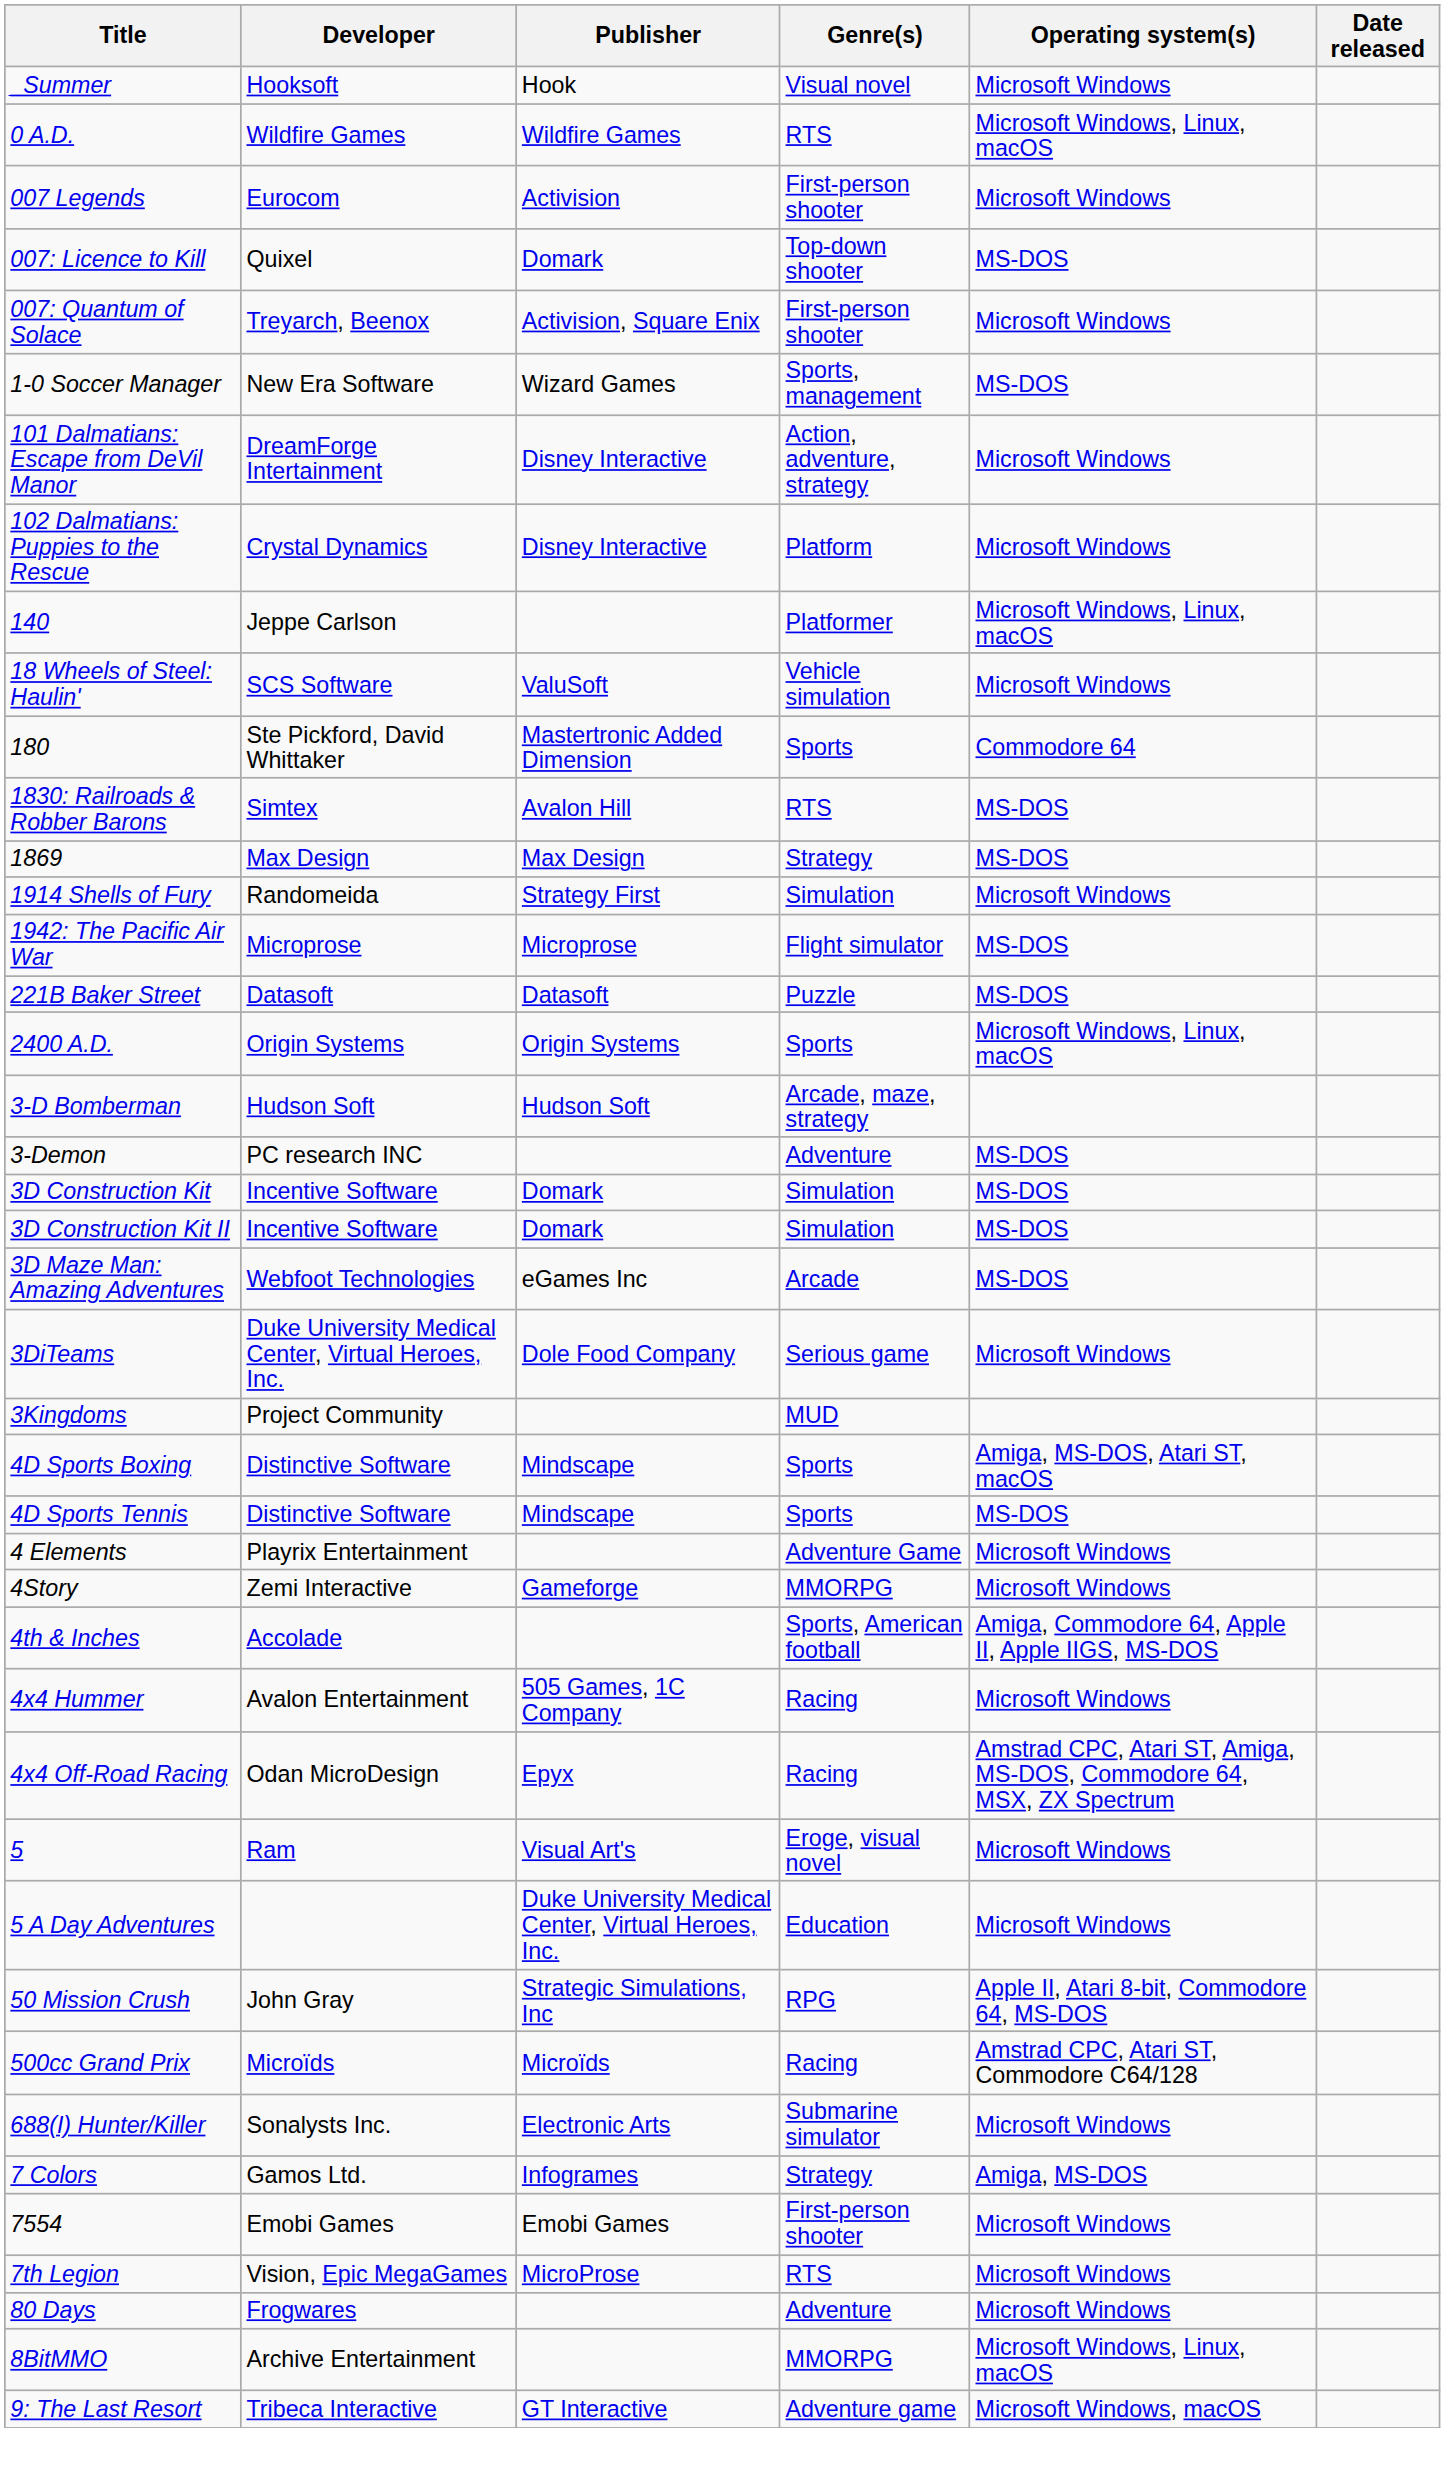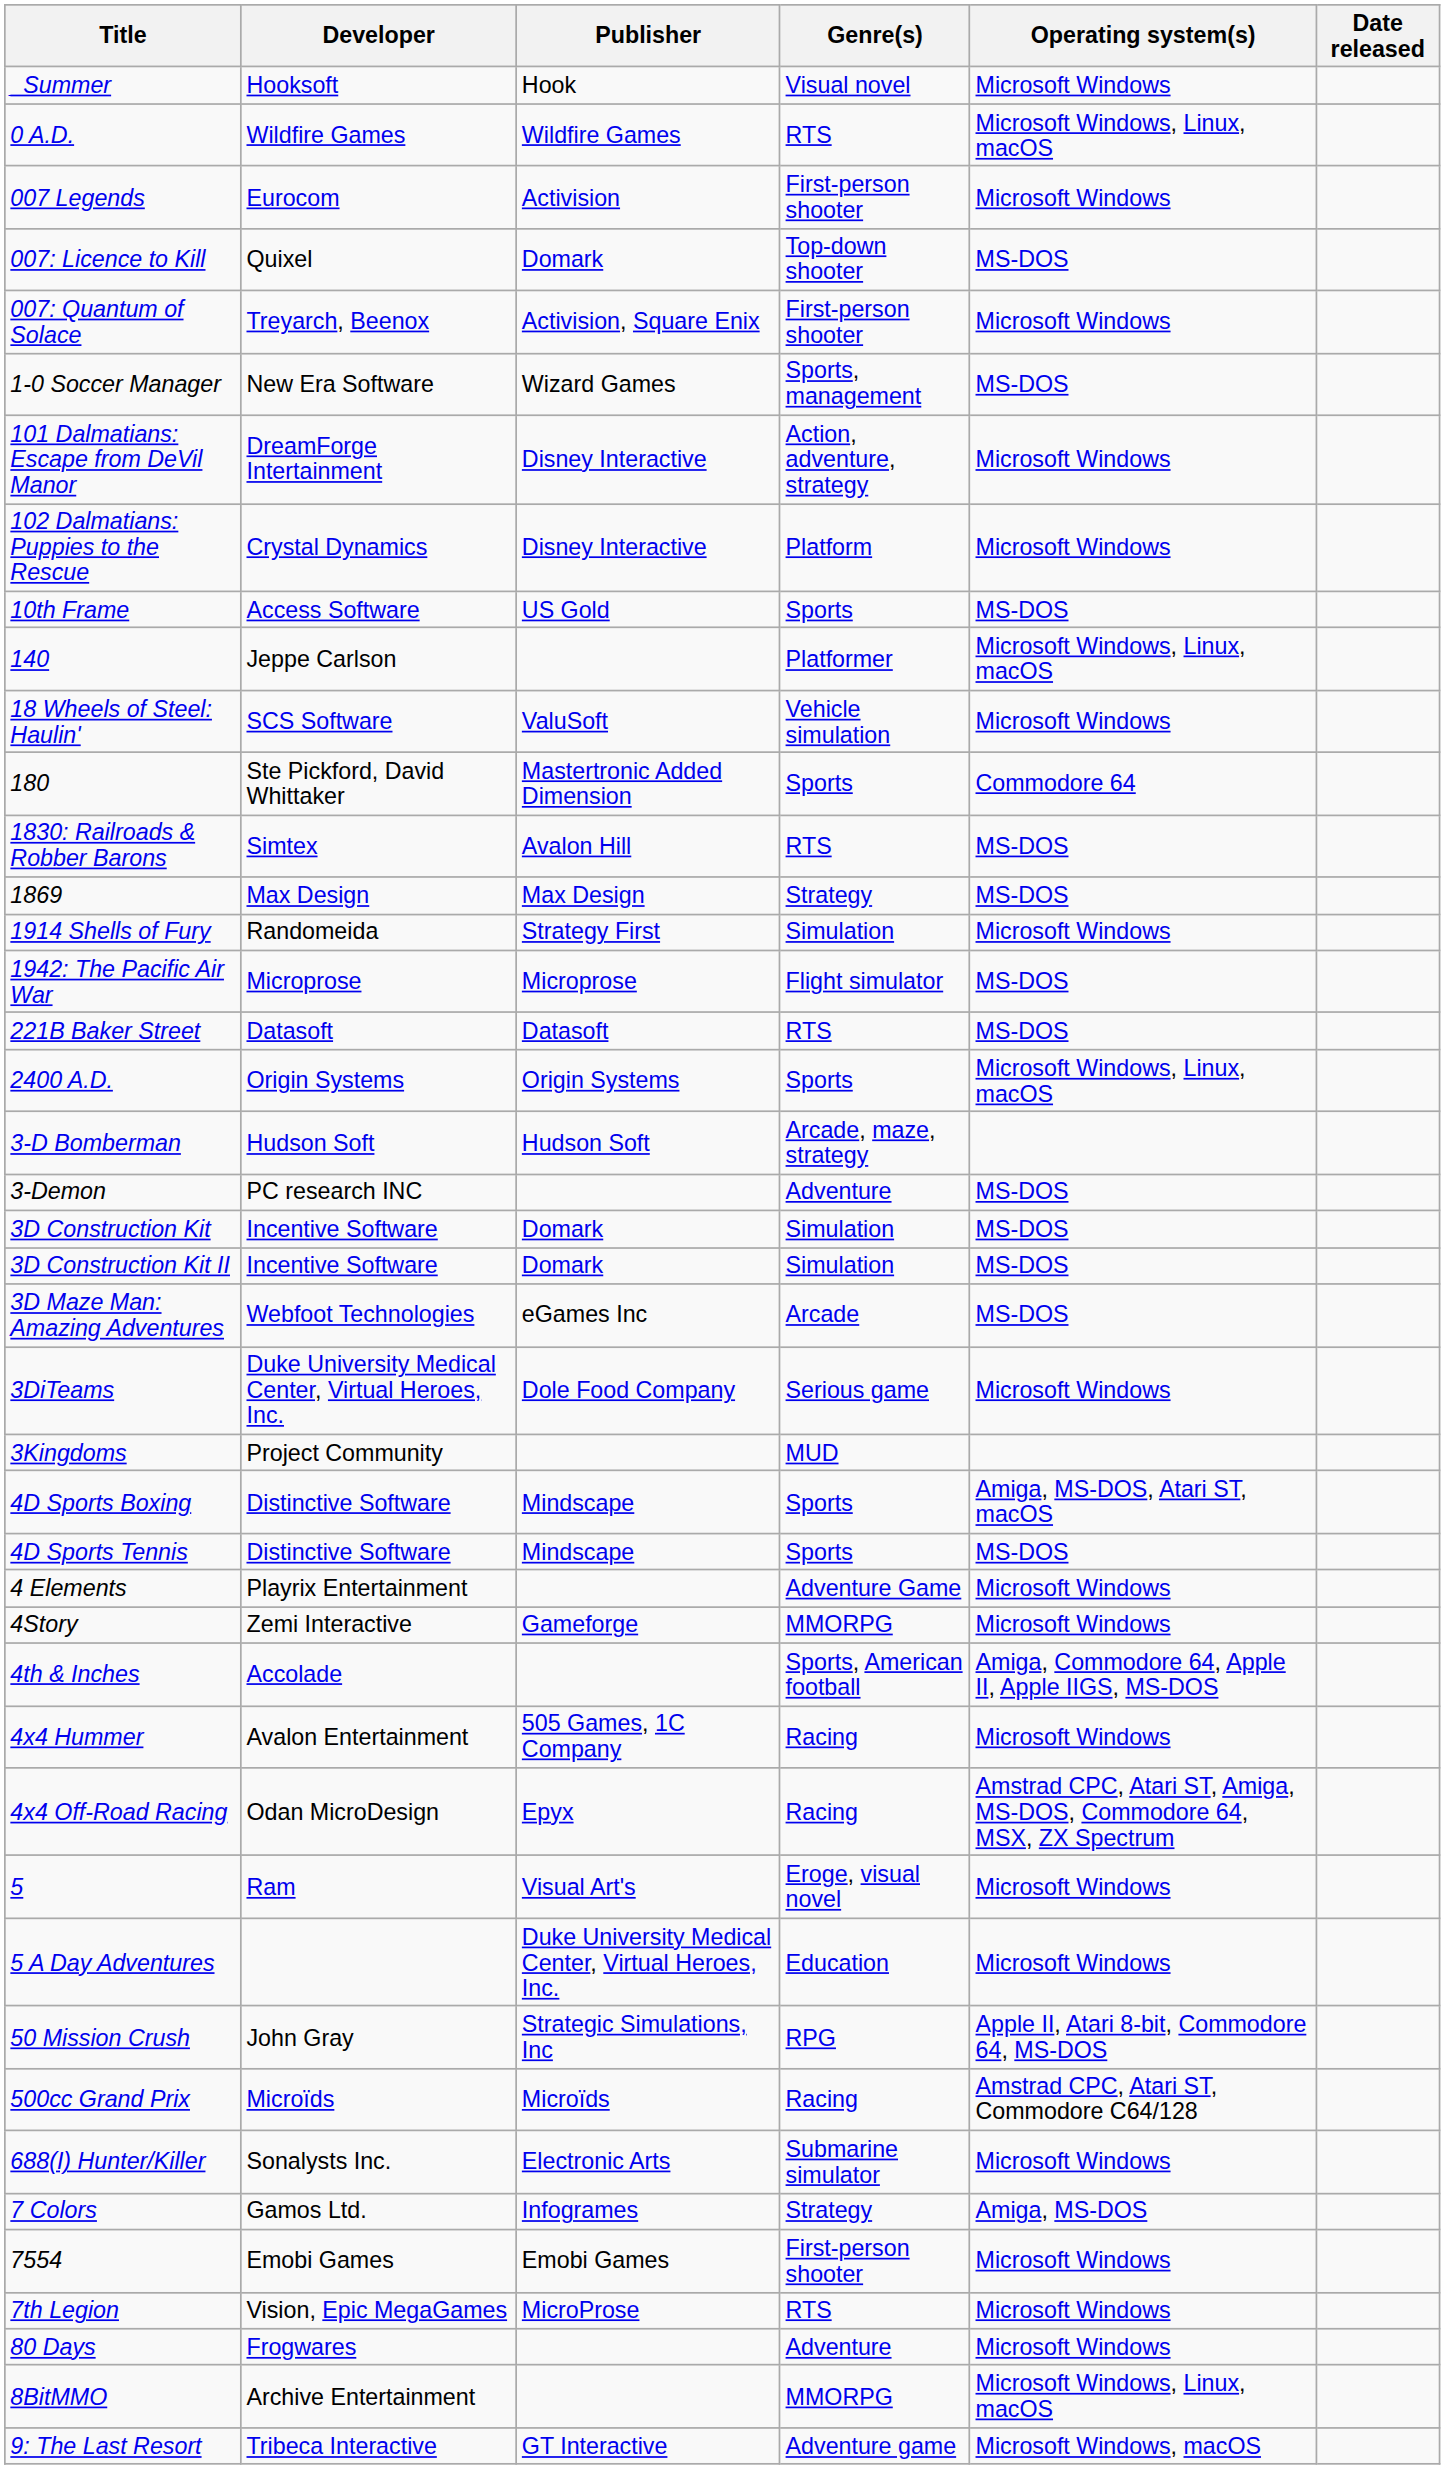+ row: (70, 609)
(820, 994) Puzzle -> (809, 1031) RTS
